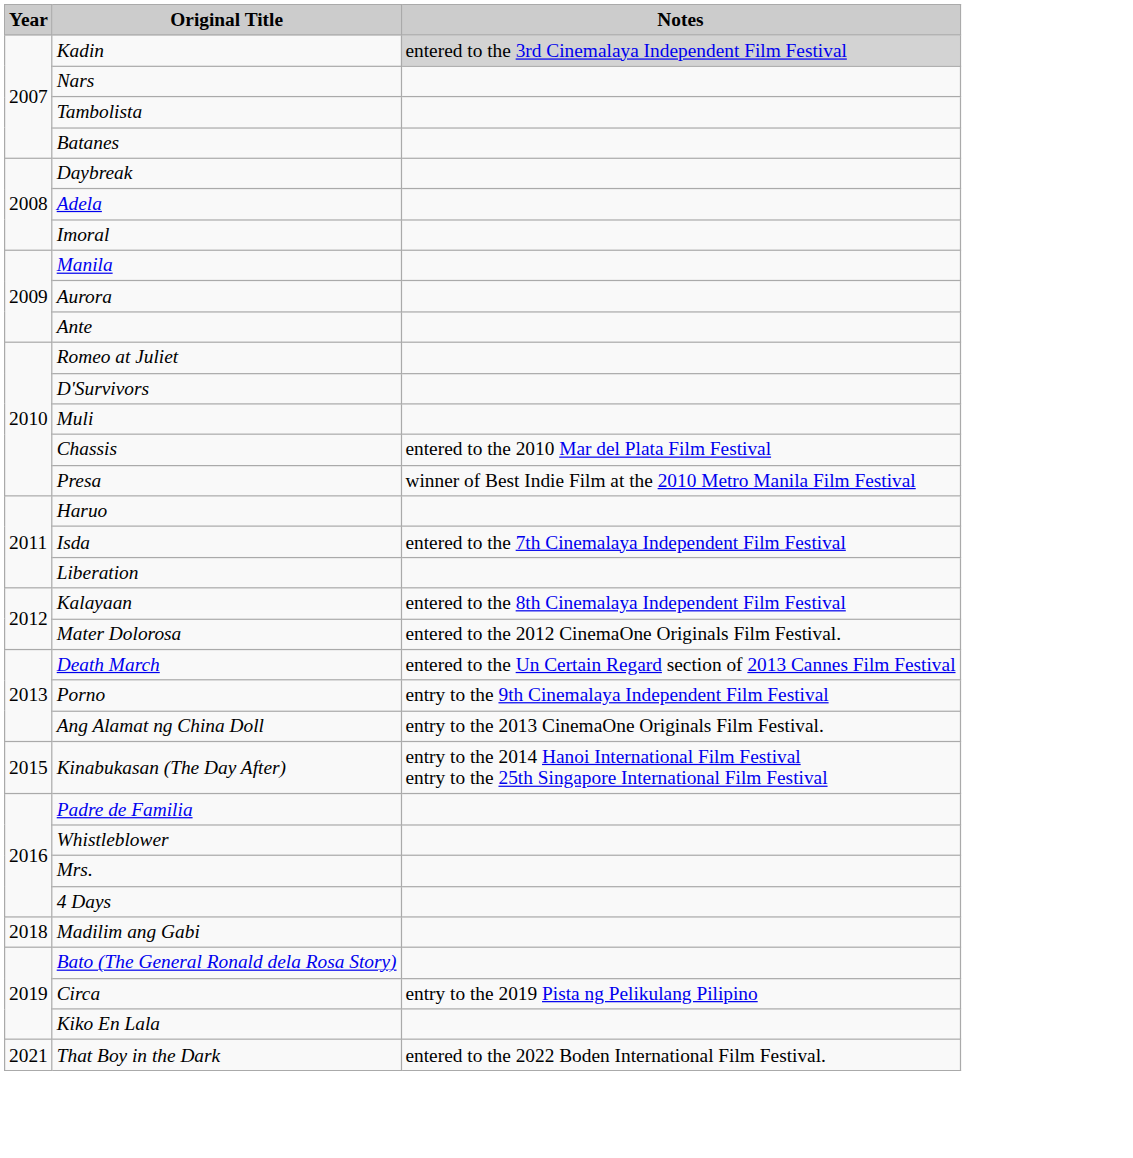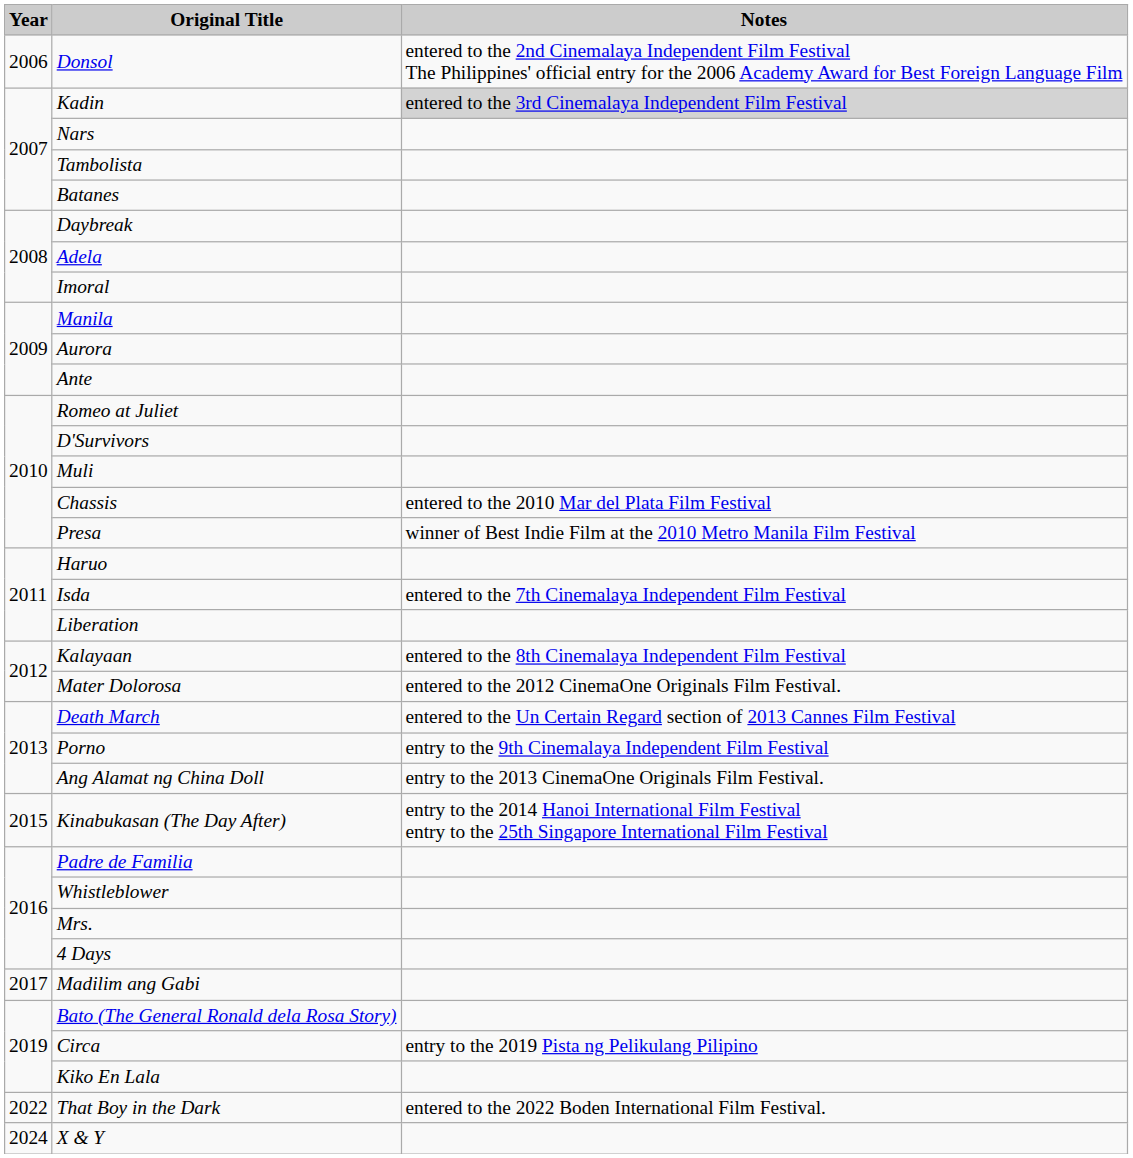+ row: (85, 61)
(28, 932) 2018 -> (28, 984) 2017
(28, 1054) 2021 -> (28, 1107) 2022
+ row: (80, 1138)
